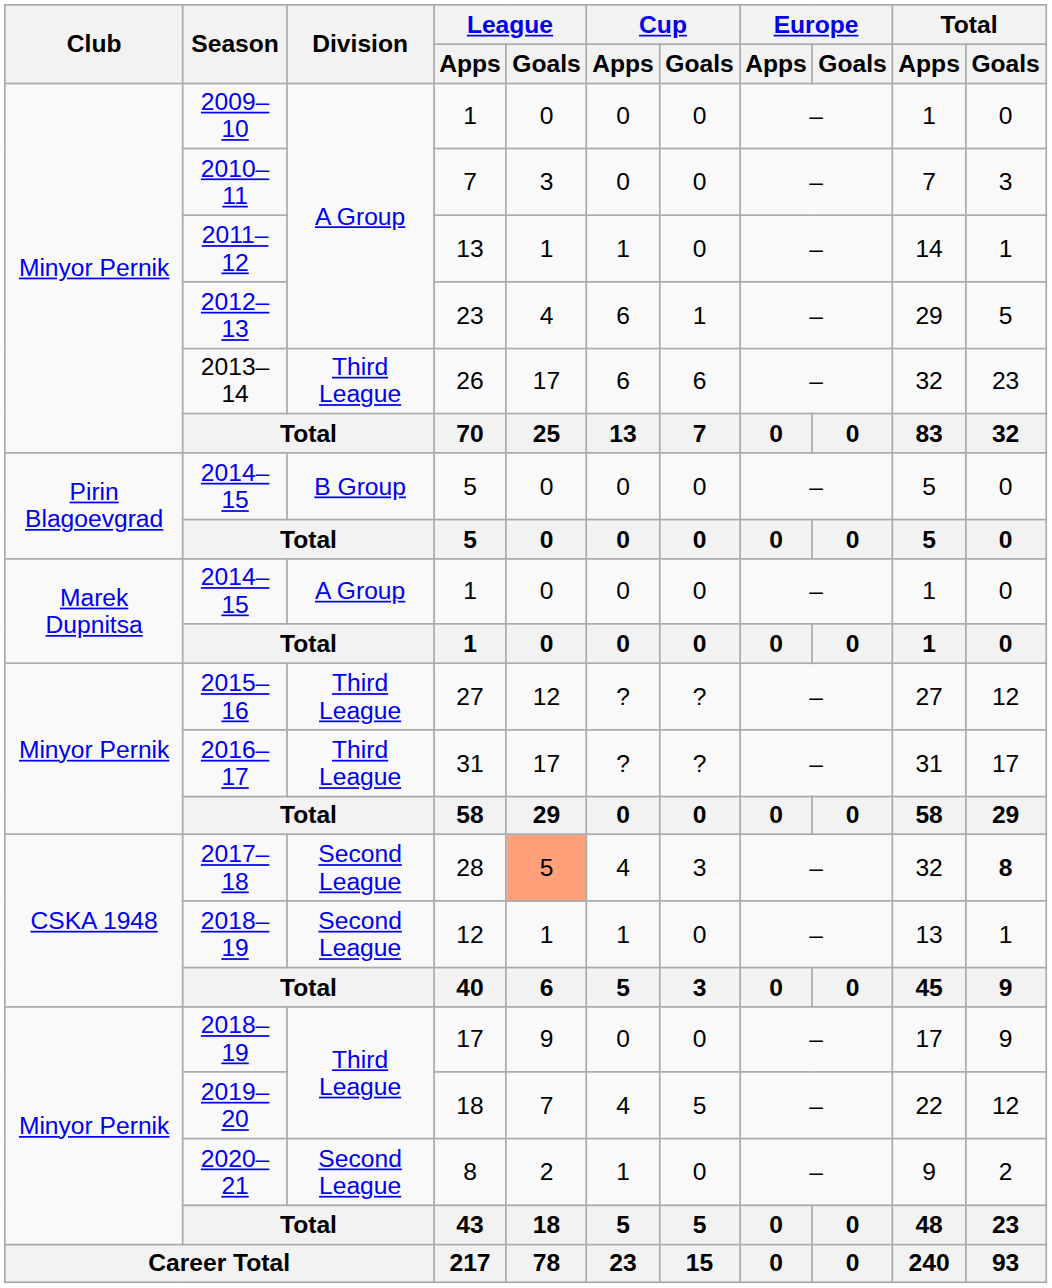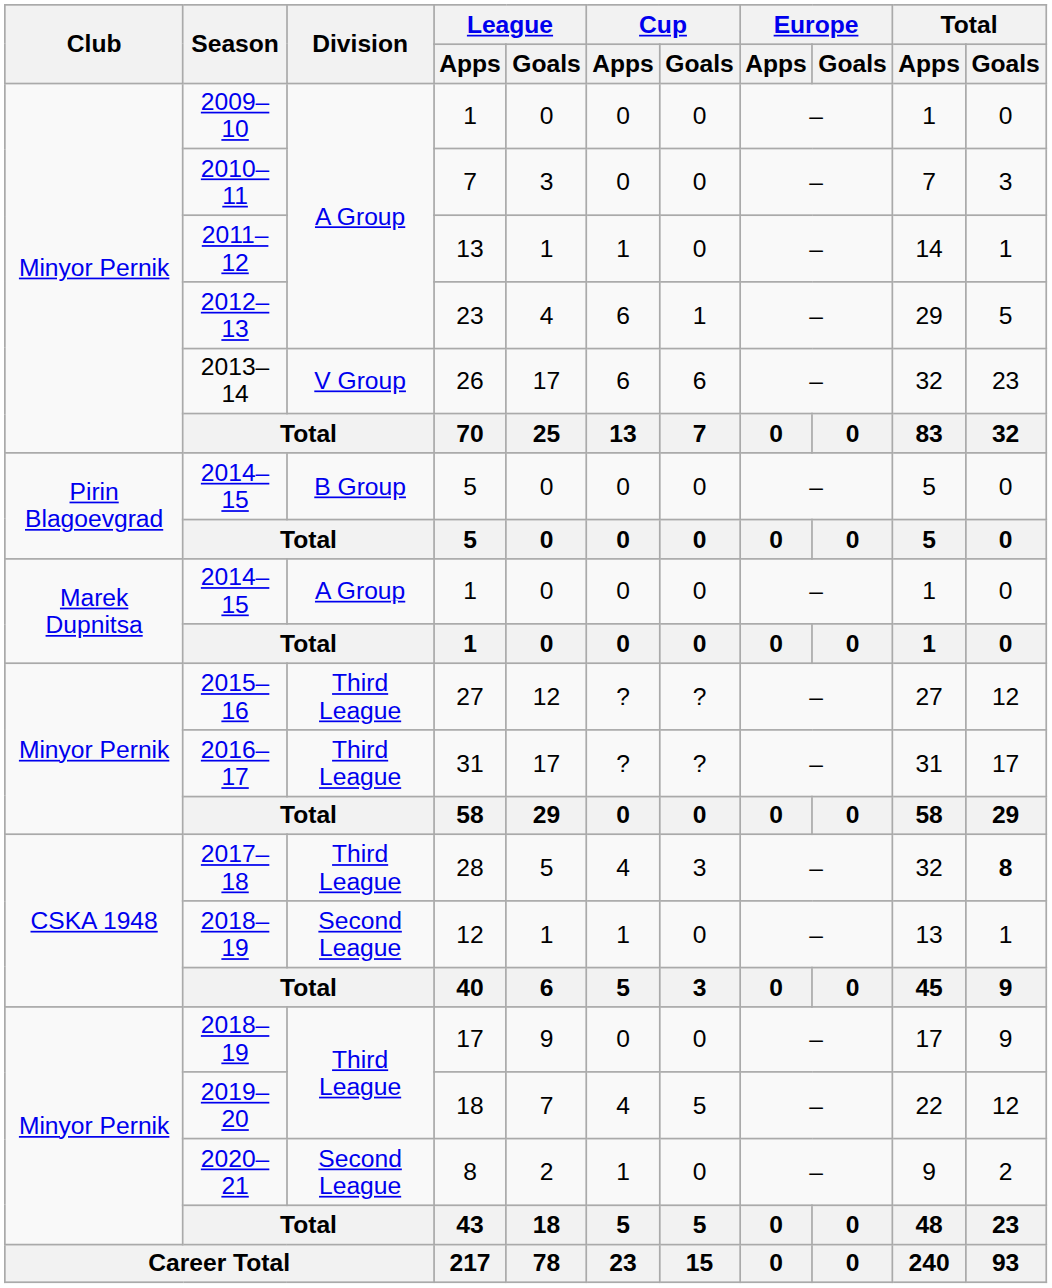(360, 381) Third League -> (360, 381) V Group
(360, 868) Second League -> (360, 868) Third League
(547, 868) lightsalmon background -> (547, 868) no background
